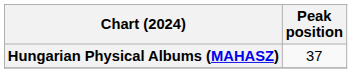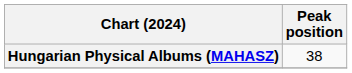(314, 56) 37 -> (314, 56) 38
